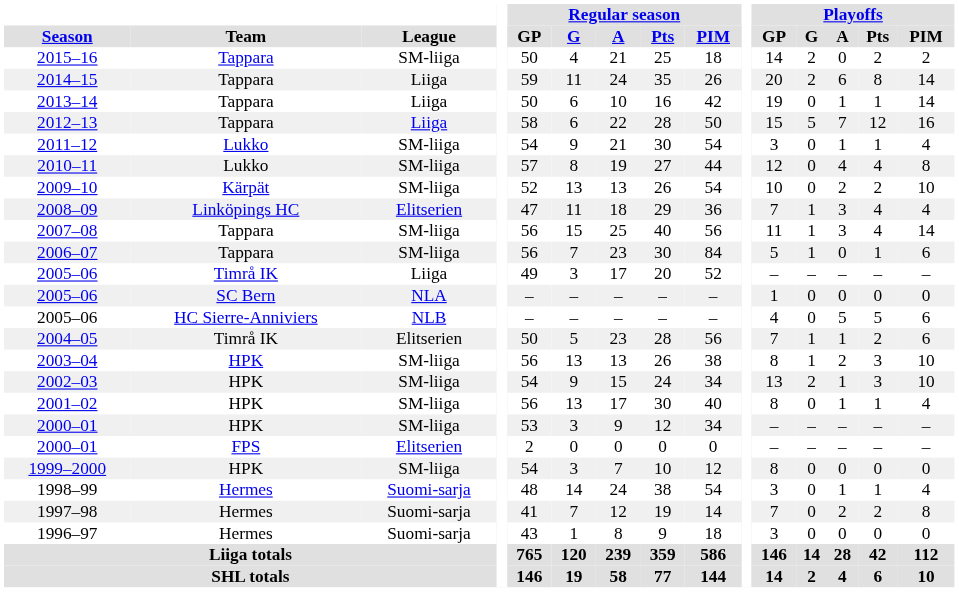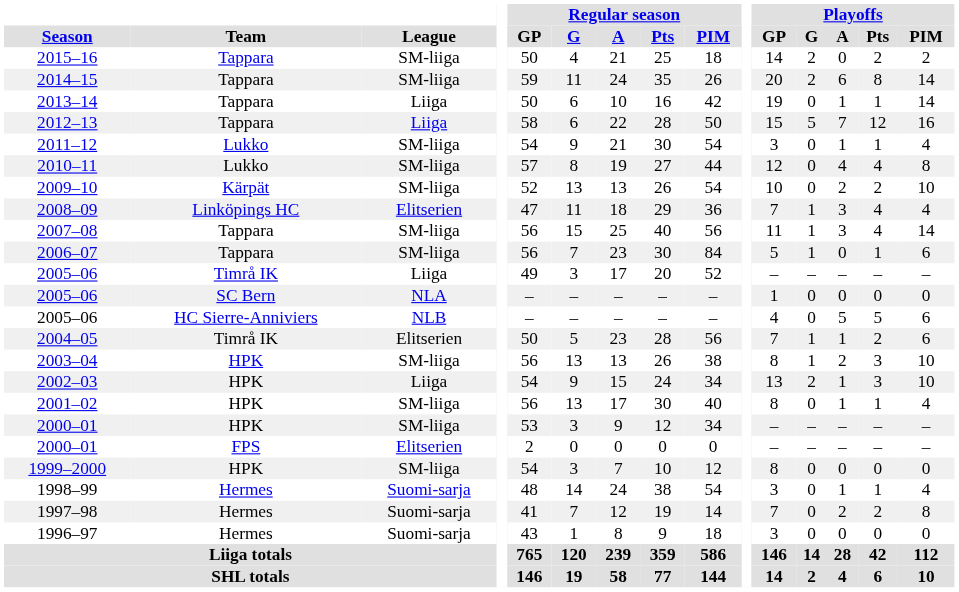(429, 79) Liiga -> (429, 79) SM-liiga
(429, 381) SM-liiga -> (429, 381) Liiga
